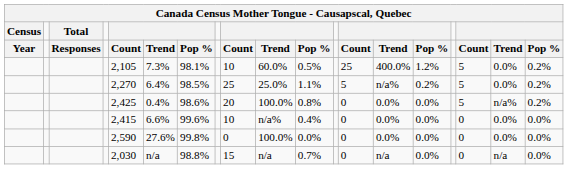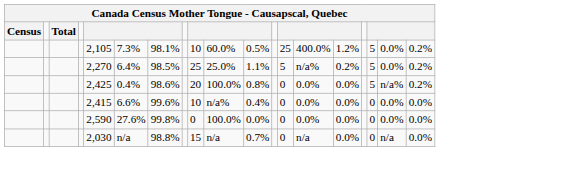- row: (24, 48)
